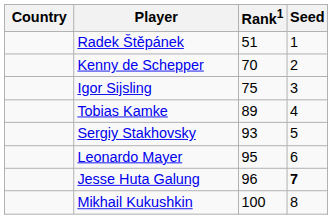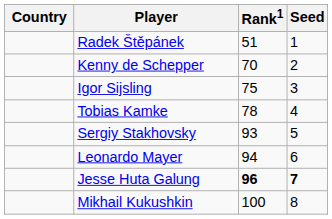(250, 111) 89 -> (250, 111) 78
(250, 156) 95 -> (250, 156) 94
(250, 179) normal -> (250, 179) bold
